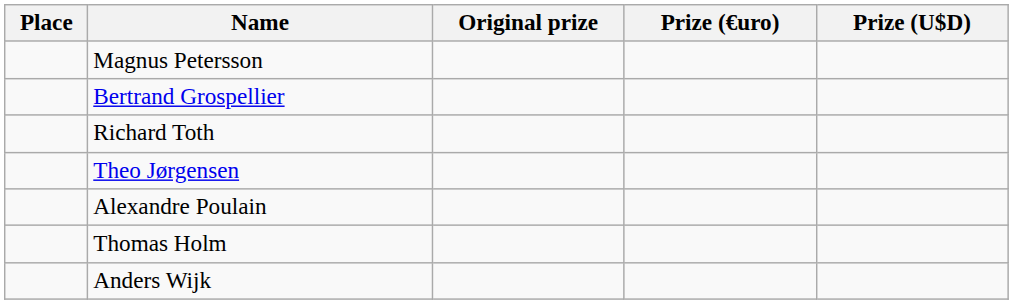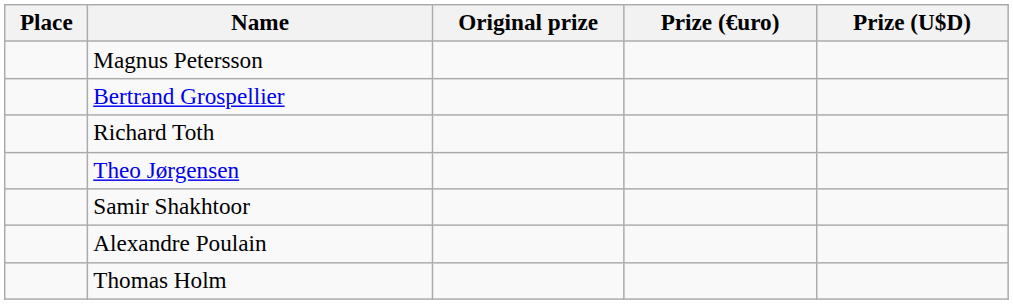+ row: (172, 206)
- row: (152, 280)
